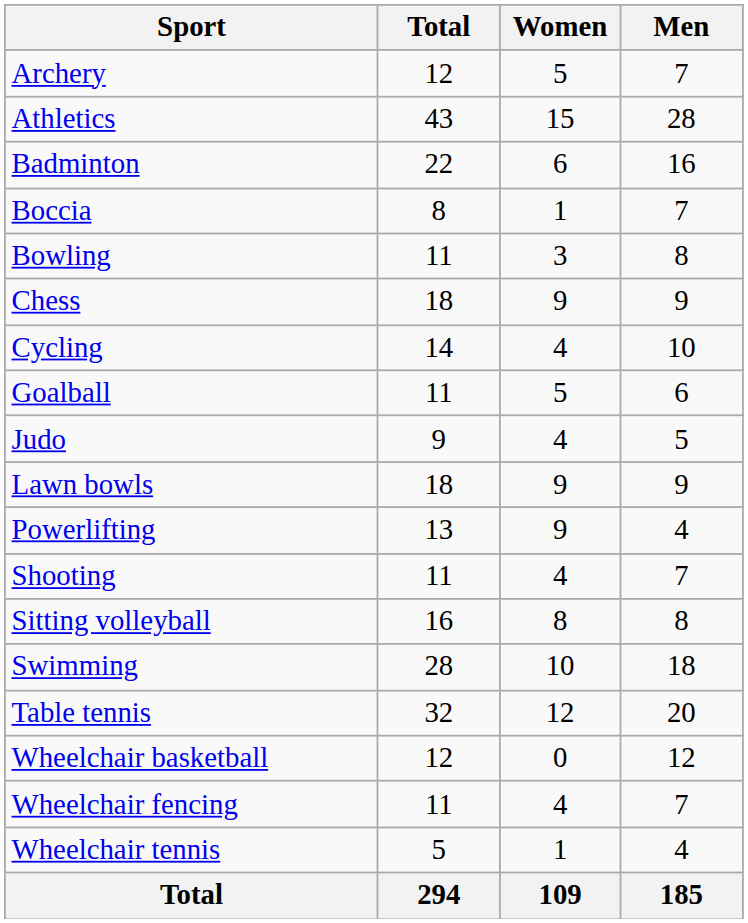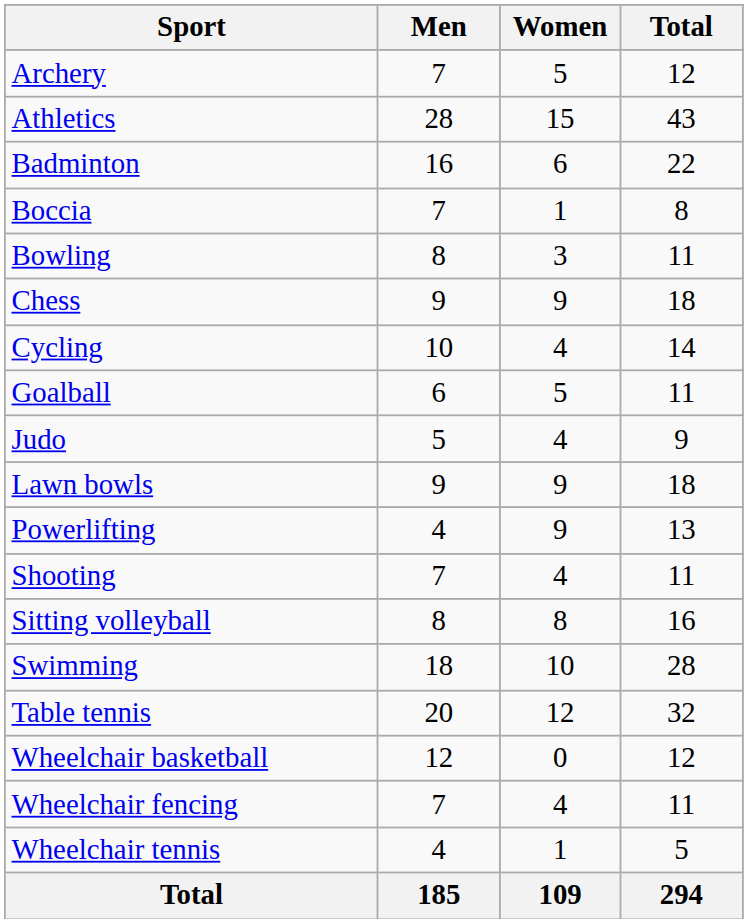columns swapped: (681, 27) <-> (439, 27)
